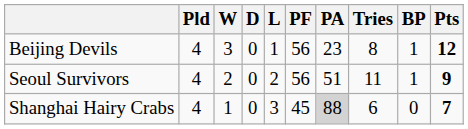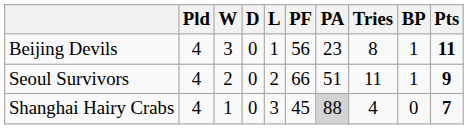(447, 49) 12 -> (447, 49) 11
(301, 78) 56 -> (301, 78) 66
(373, 108) 6 -> (373, 108) 4
